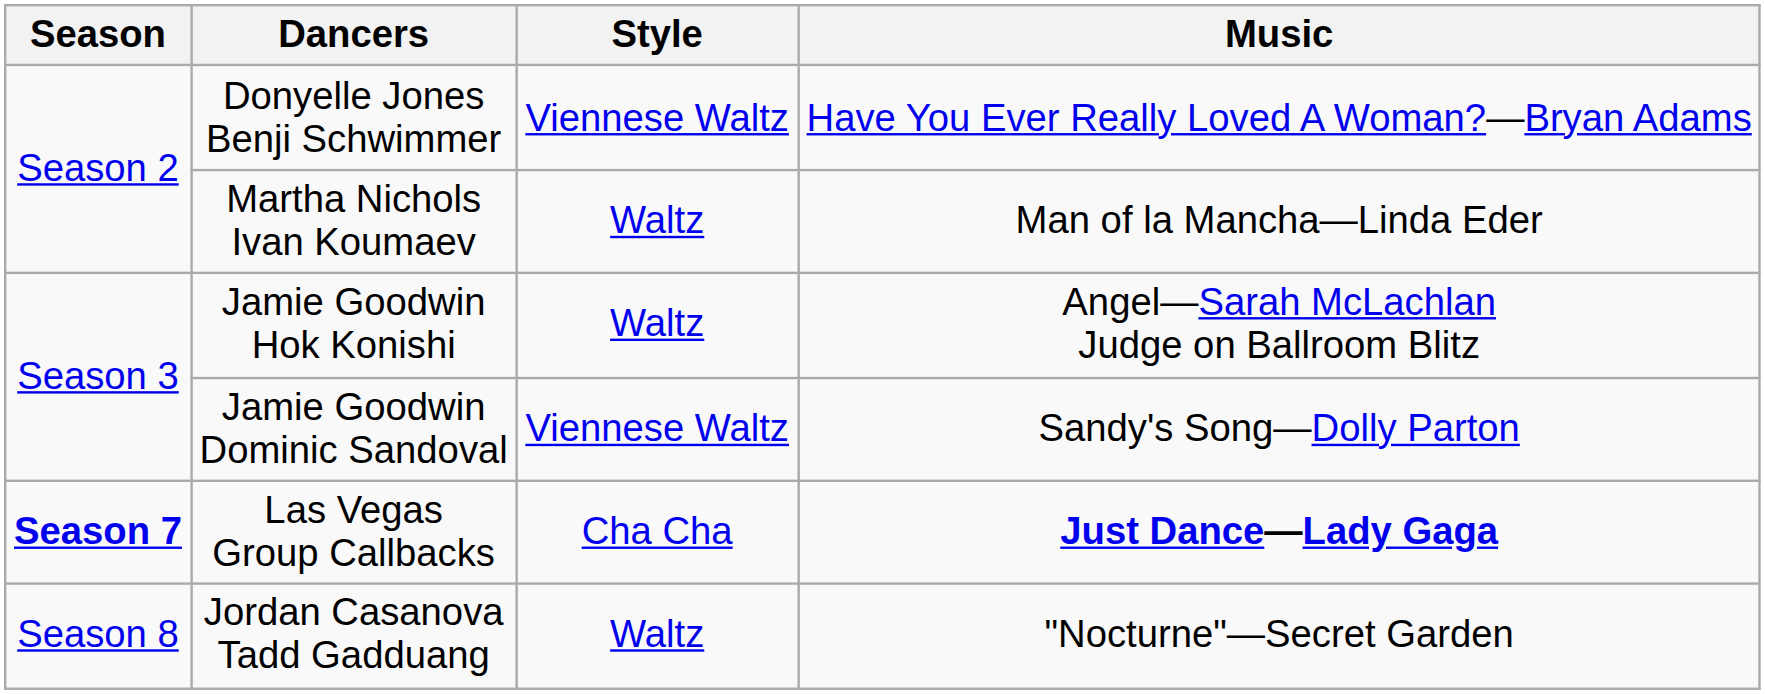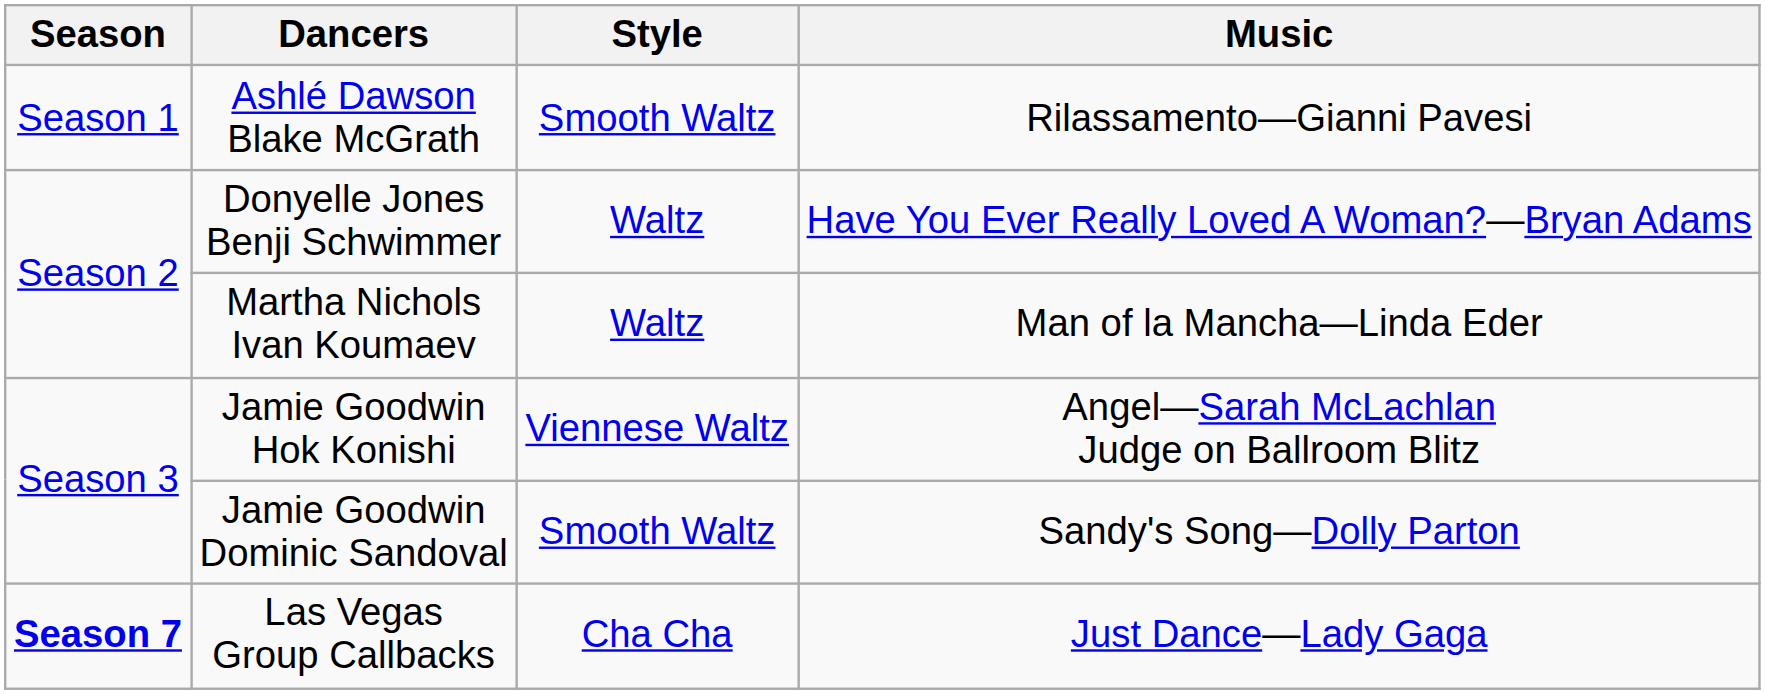+ row: (354, 116)
(657, 116) Viennese Waltz -> (657, 220) Waltz
(657, 324) Waltz -> (657, 427) Viennese Waltz
(657, 427) Viennese Waltz -> (657, 531) Smooth Waltz
(1279, 531) bold -> (1279, 635) normal
- row: (354, 635)
